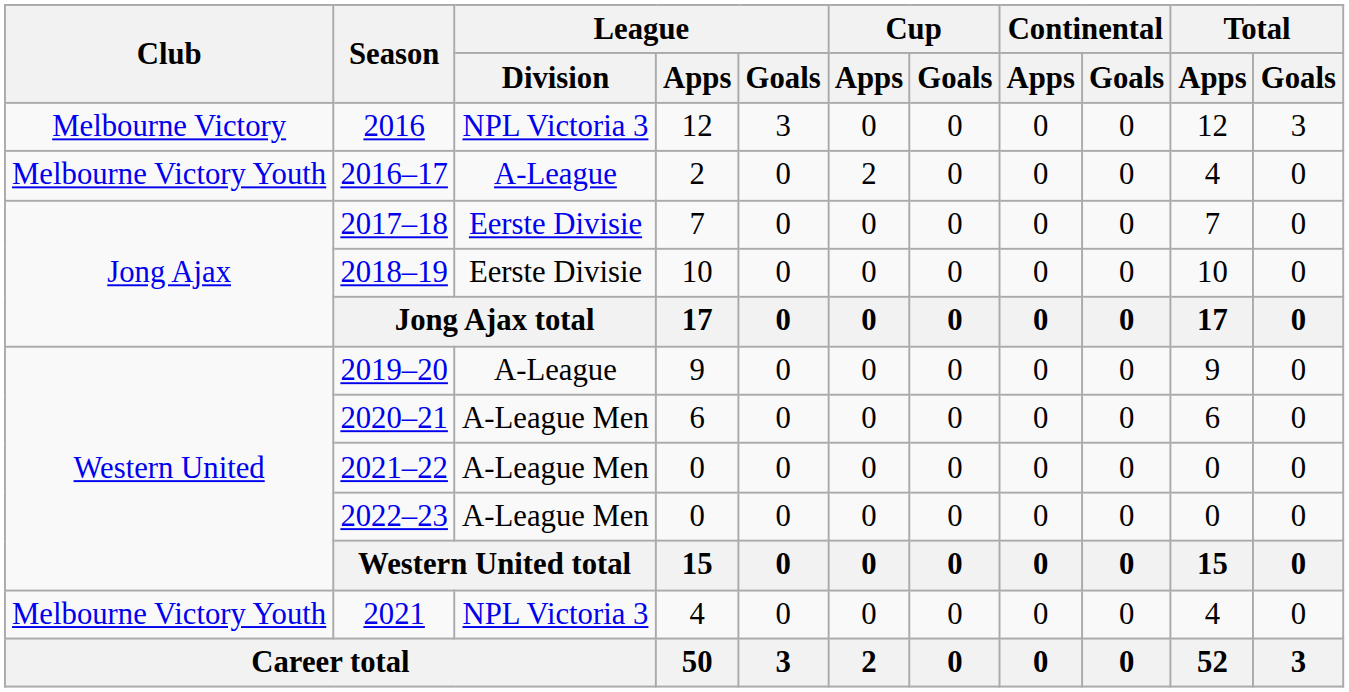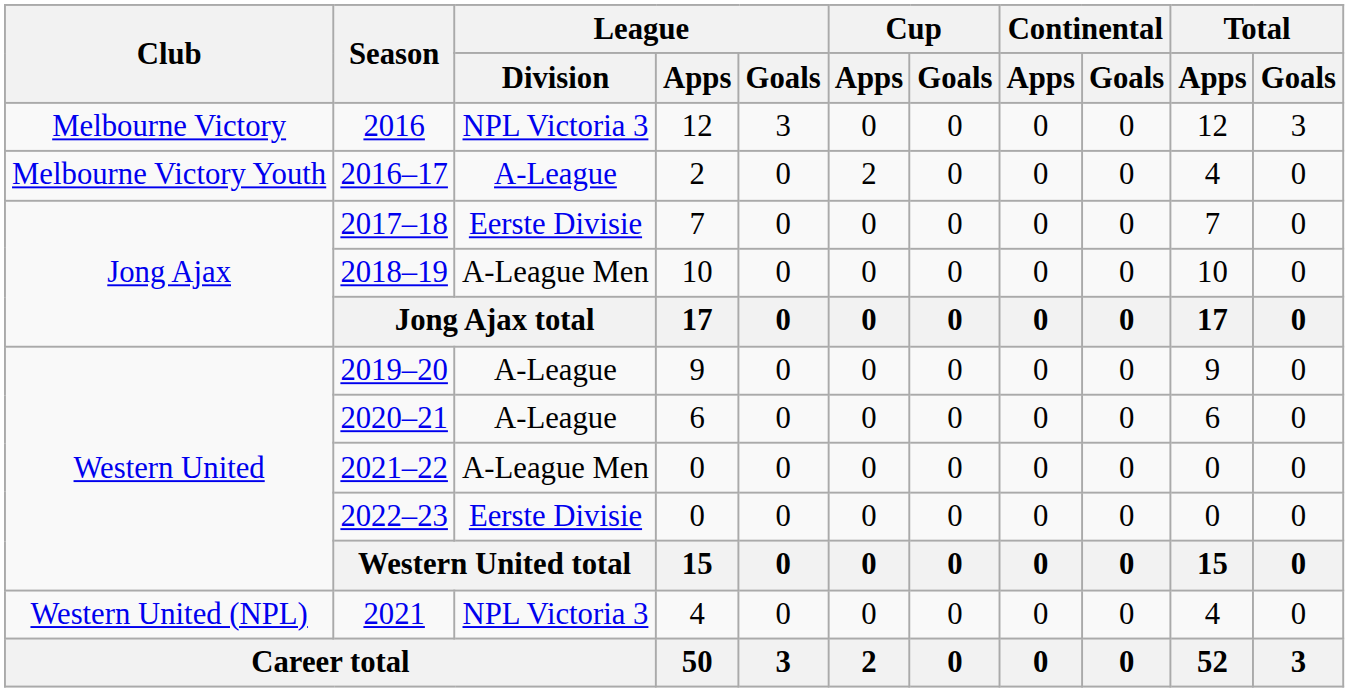(555, 272) Eerste Divisie -> (555, 272) A-League Men
(555, 418) A-League Men -> (555, 418) A-League
(555, 516) A-League Men -> (555, 516) Eerste Divisie
(169, 613) Melbourne Victory Youth -> (169, 613) Western United (NPL)
